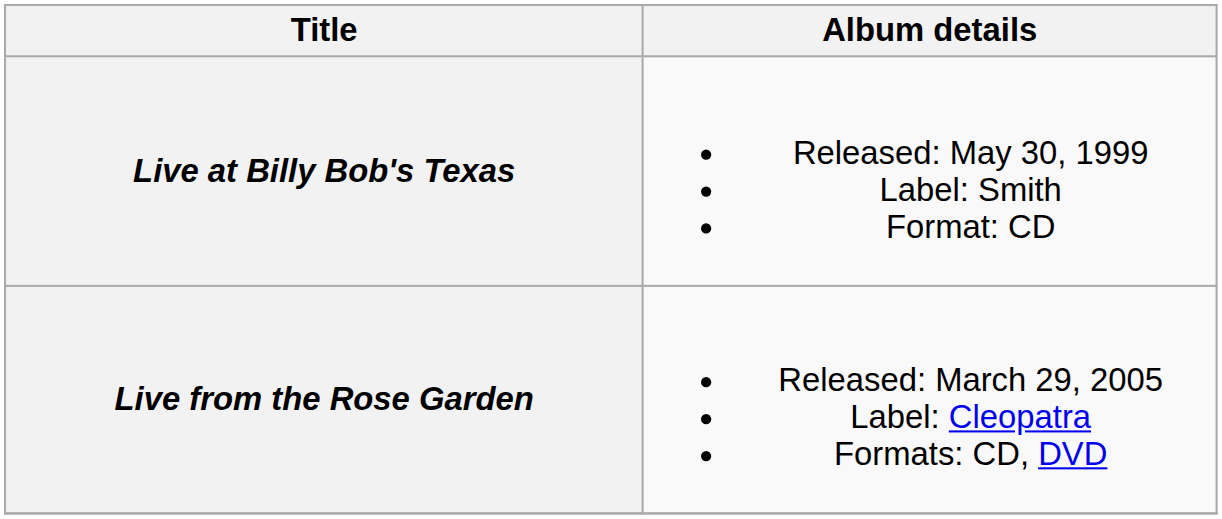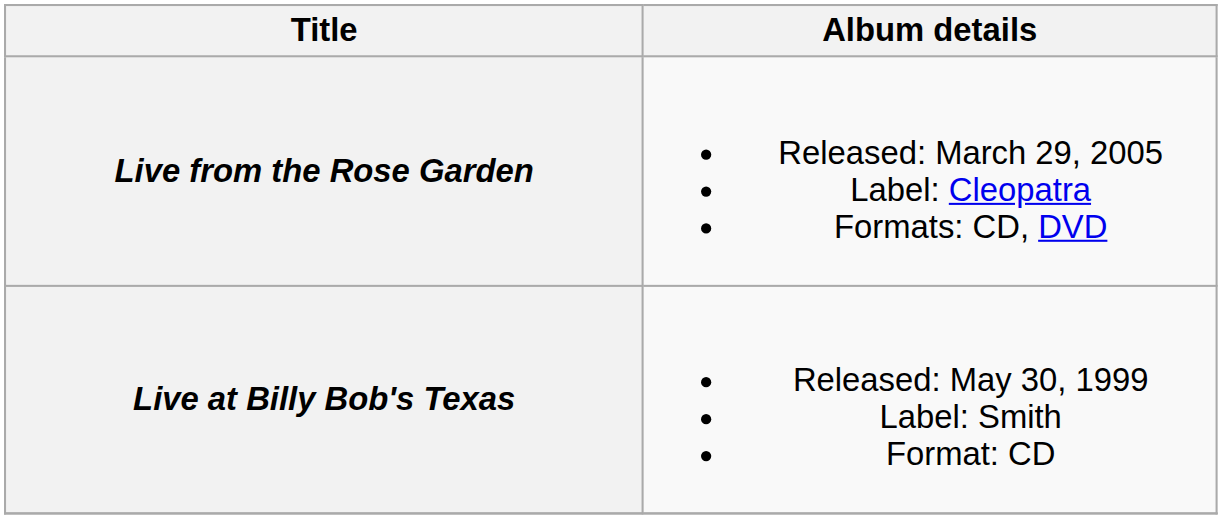rows swapped: (324, 170) <-> (324, 398)
